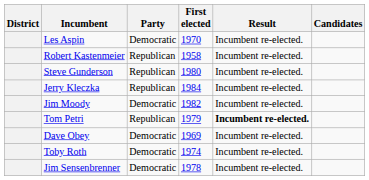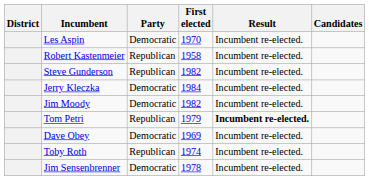(191, 71) 1980 -> (191, 71) 1982
(152, 87) Republican -> (153, 87) Democratic
(153, 151) Democratic -> (152, 151) Republican
